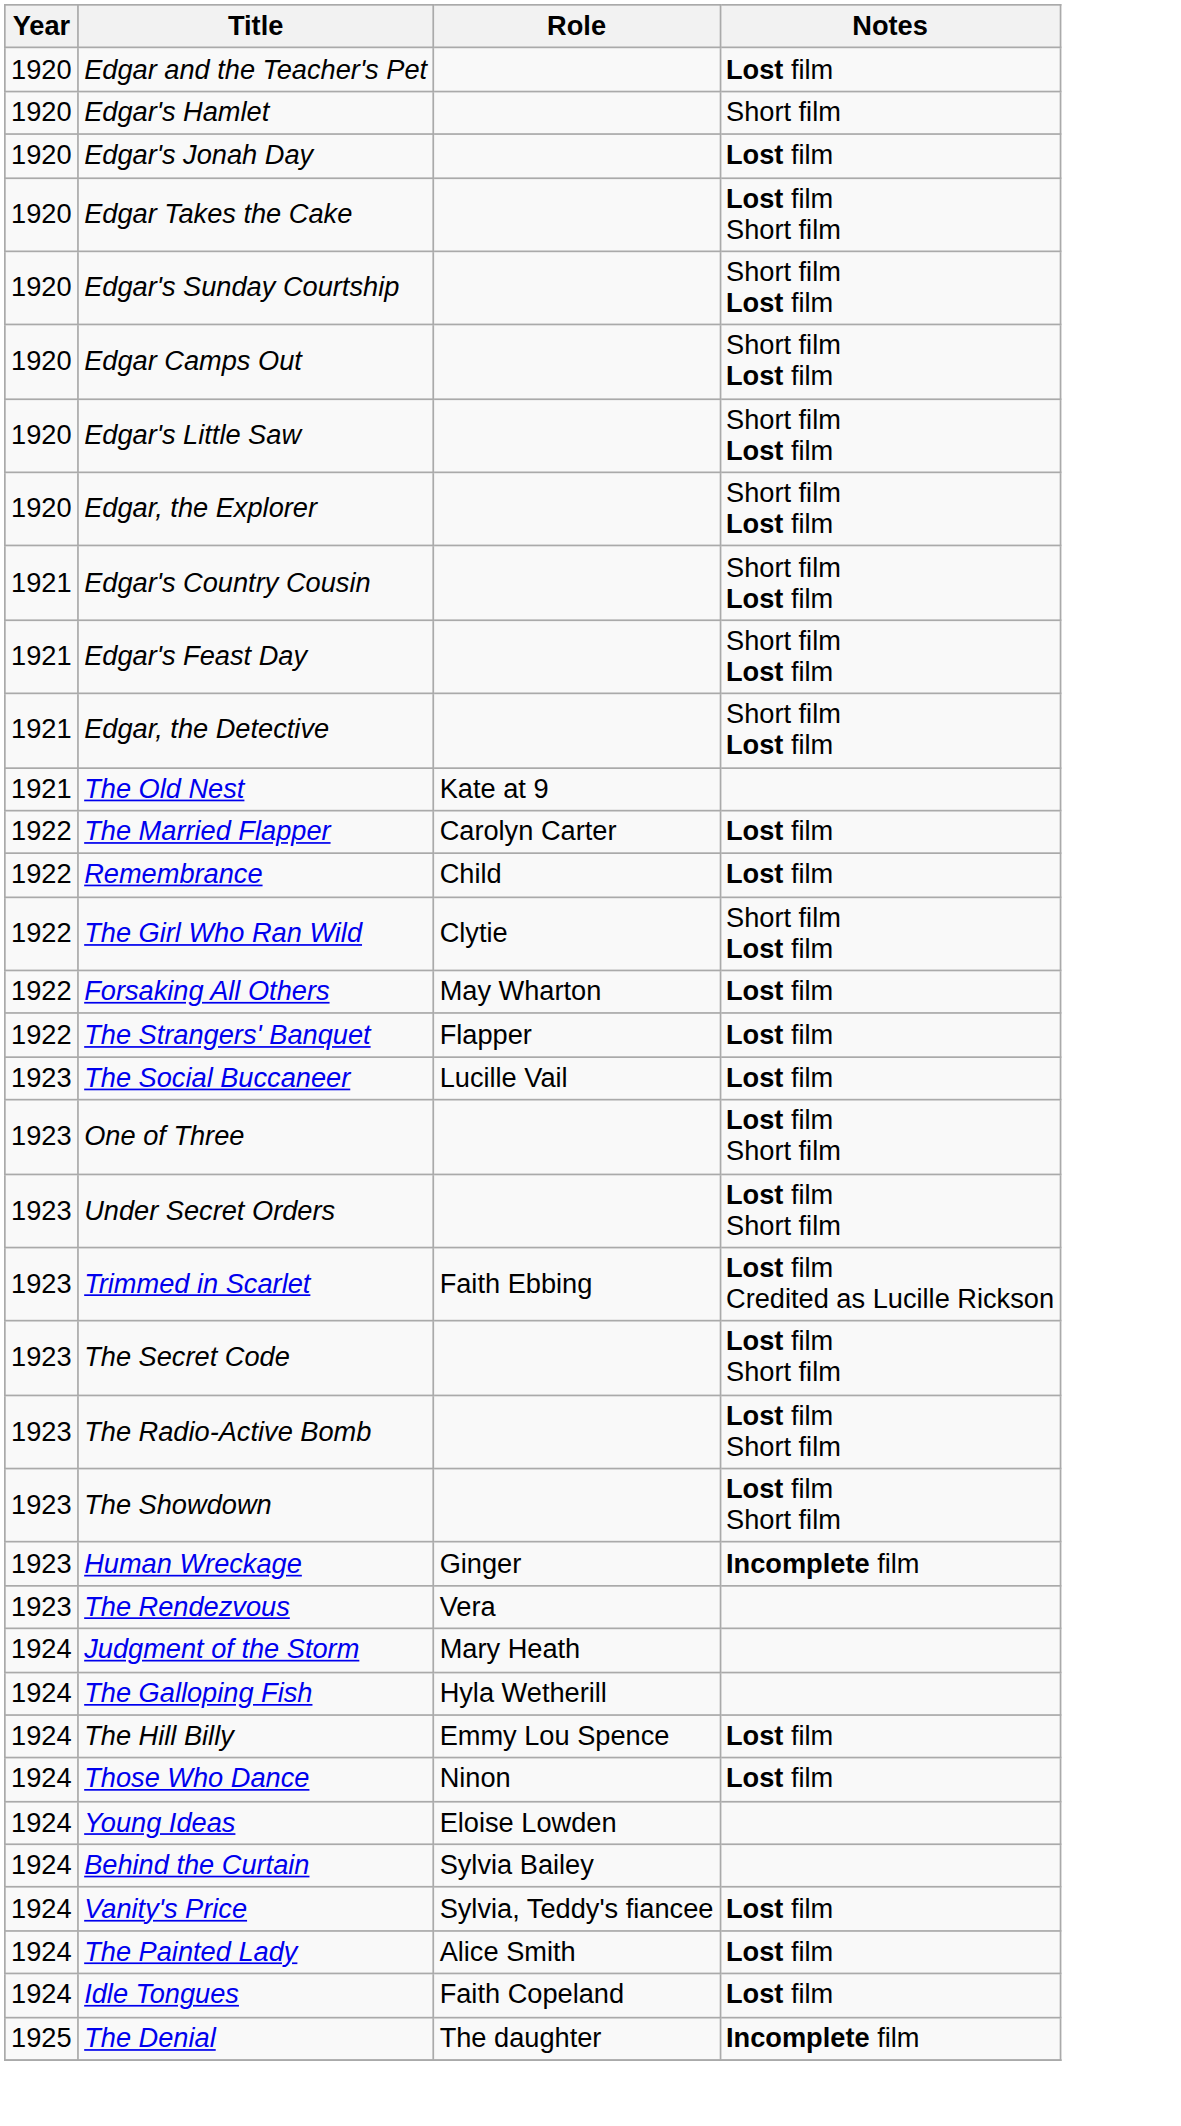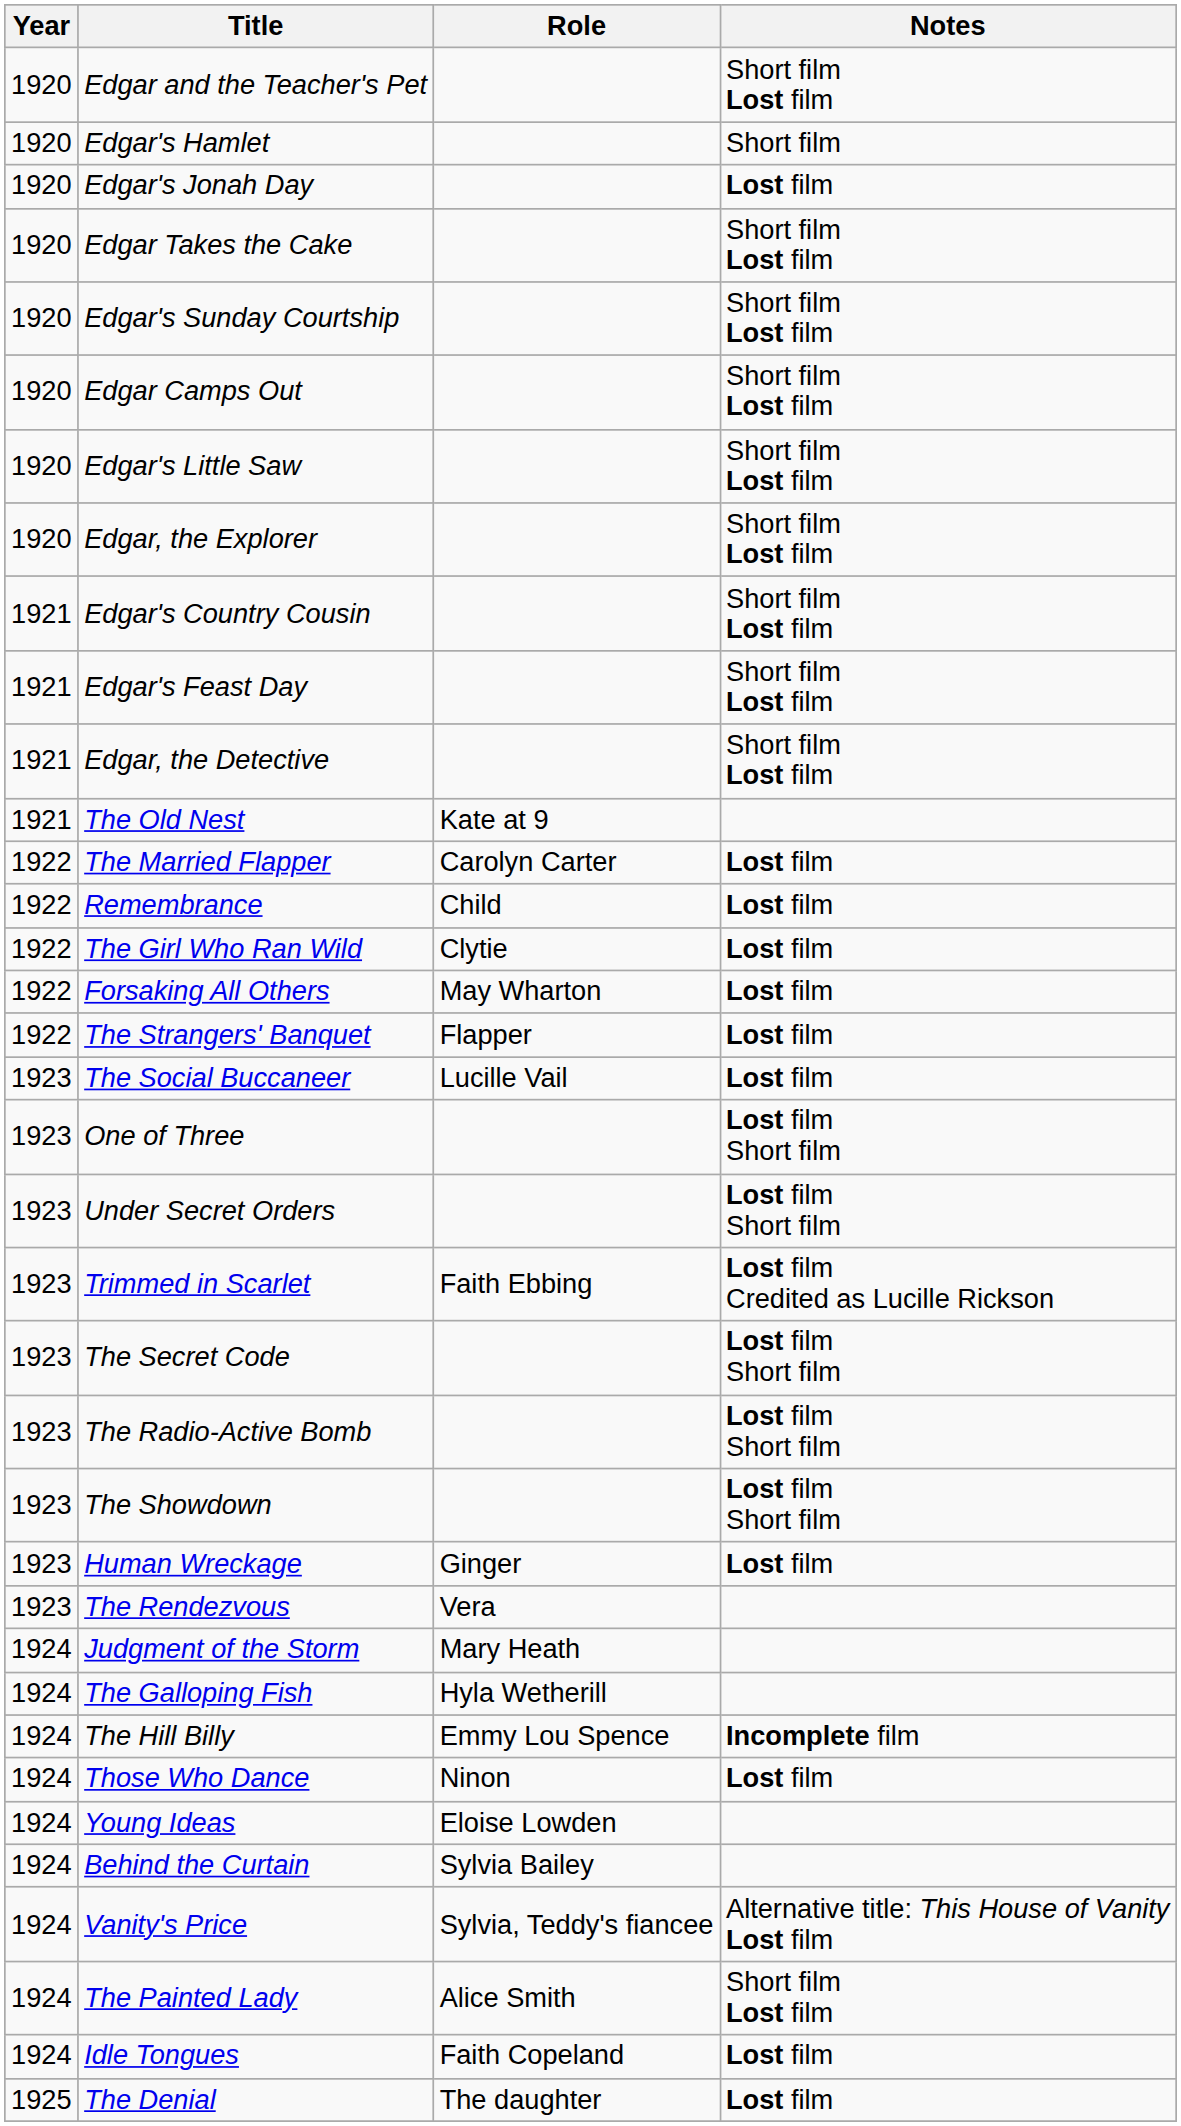(780, 69) Lost film -> (783, 84) Short film Lost film
(783, 213) Lost film Short film -> (783, 244) Short film Lost film
(783, 933) Short film Lost film -> (780, 948) Lost film
(823, 1563) Incomplete film -> (780, 1563) Lost film
(780, 1736) Lost film -> (823, 1736) Incomplete film
(780, 1908) Lost film -> (948, 1923) Alternative title: This House of Vanity Lost film
(780, 1951) Lost film -> (783, 1997) Short film Lost film
(823, 2038) Incomplete film -> (780, 2099) Lost film
